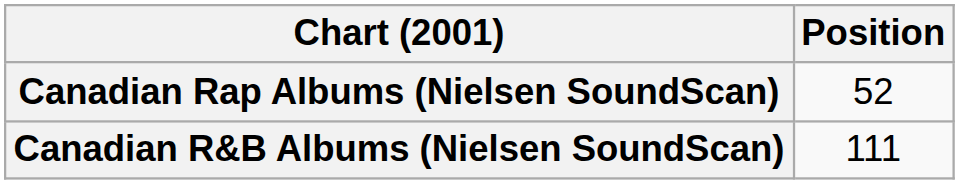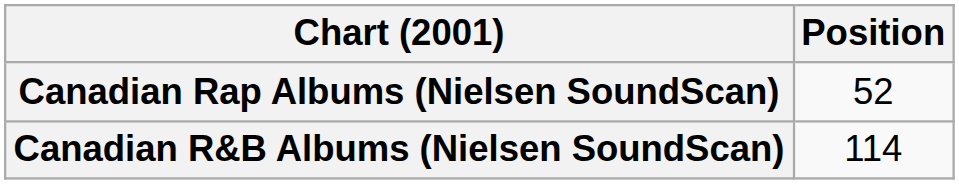(873, 149) 111 -> (873, 149) 114
